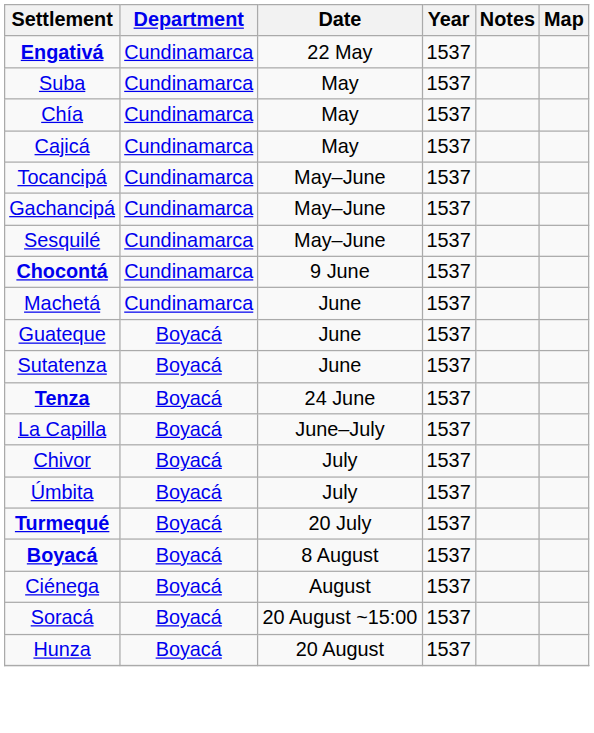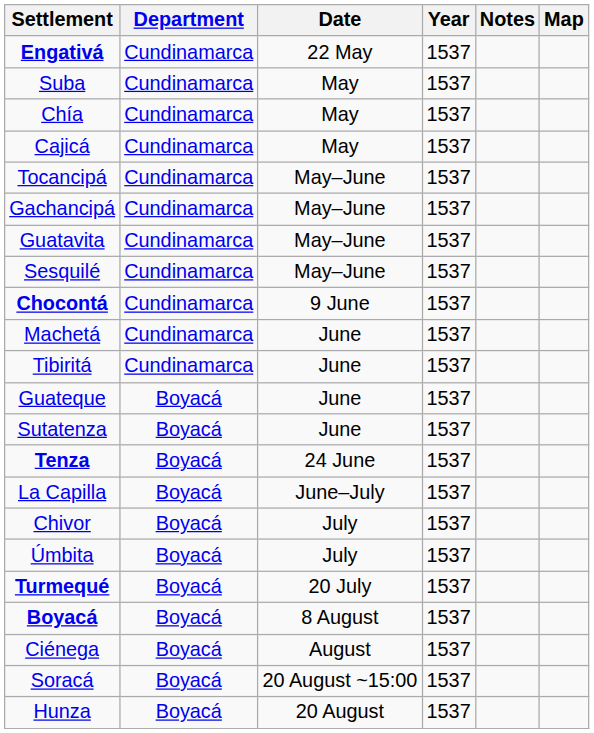+ row: (62, 240)
+ row: (62, 366)
